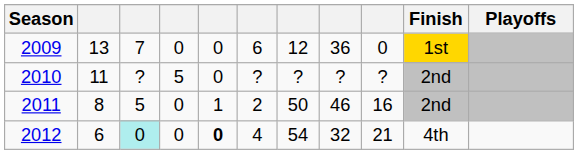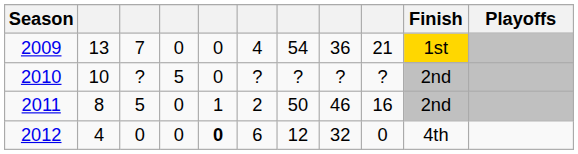(257, 47) 6 -> (257, 47) 4
(298, 47) 12 -> (298, 47) 54
(383, 47) 0 -> (383, 47) 21
(99, 76) 11 -> (99, 76) 10
(99, 134) 6 -> (99, 134) 4
(140, 134) paleturquoise background -> (140, 134) no background
(257, 134) 4 -> (257, 134) 6
(298, 134) 54 -> (298, 134) 12
(383, 134) 21 -> (383, 134) 0
